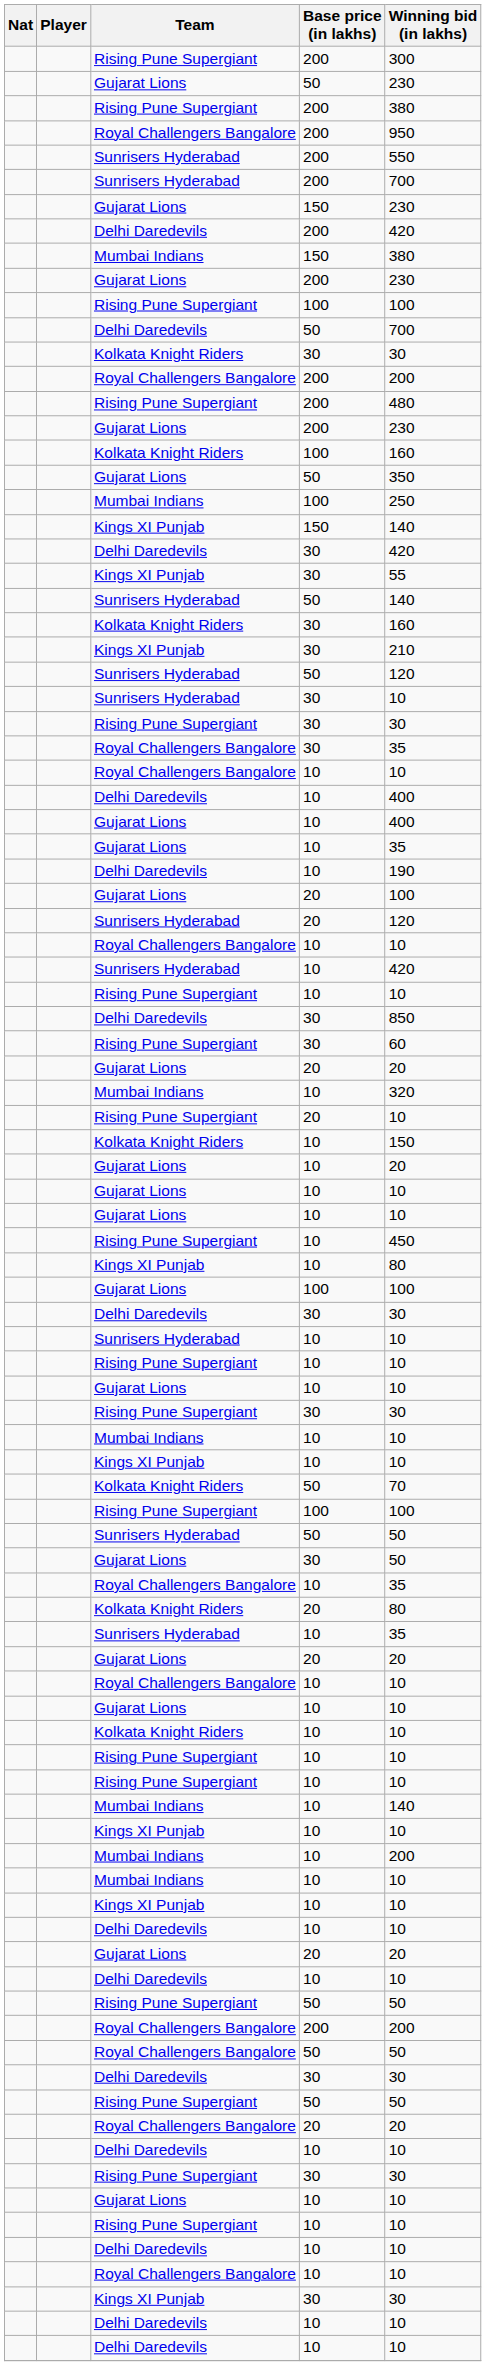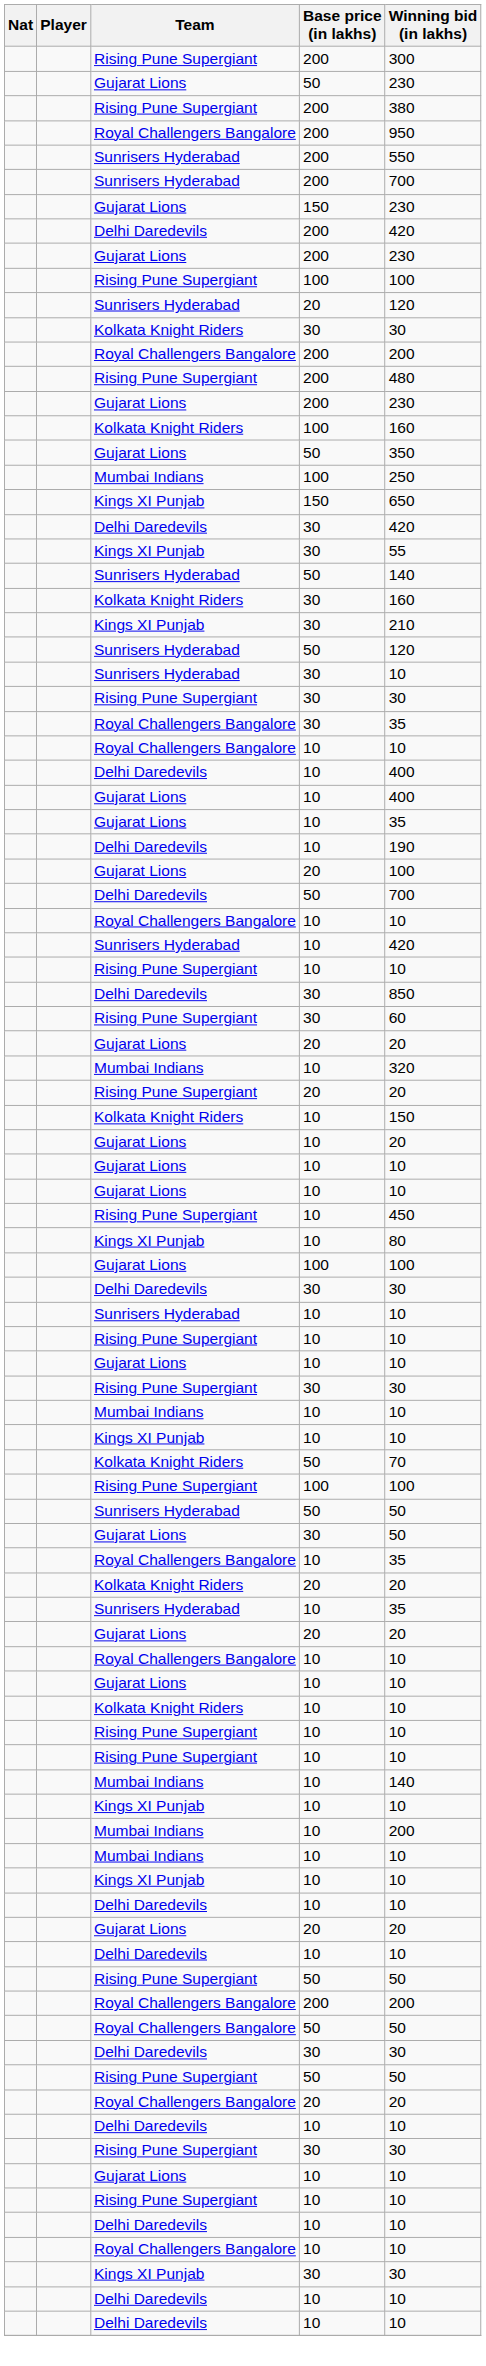- row: (149, 255)
rows swapped: (150, 329) <-> (167, 920)
(402, 526) 140 -> (402, 501) 650
(397, 1117) 10 -> (397, 1092) 20
(397, 1609) 80 -> (397, 1584) 20
